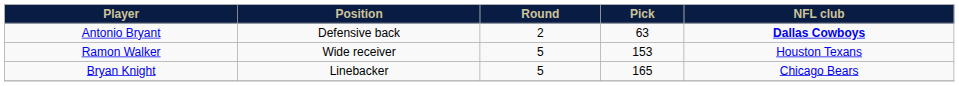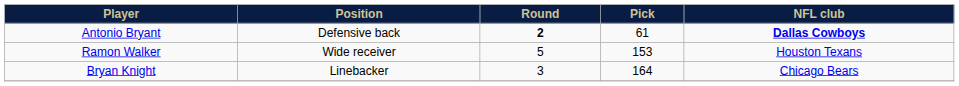(540, 33) normal -> (540, 33) bold
(642, 33) 63 -> (642, 33) 61
(540, 71) 5 -> (540, 71) 3
(642, 71) 165 -> (642, 71) 164
